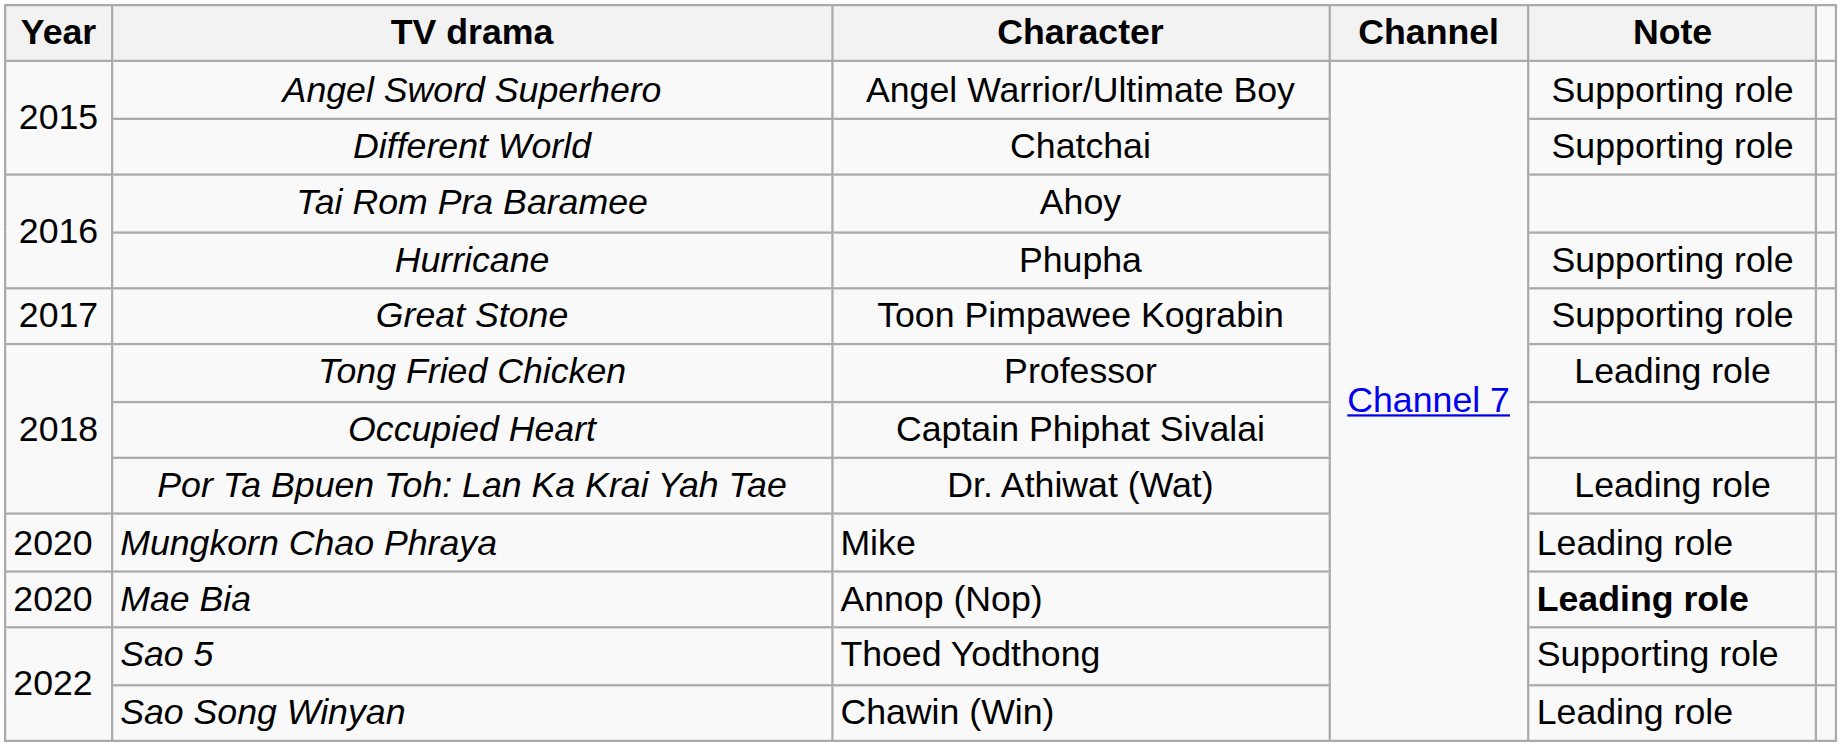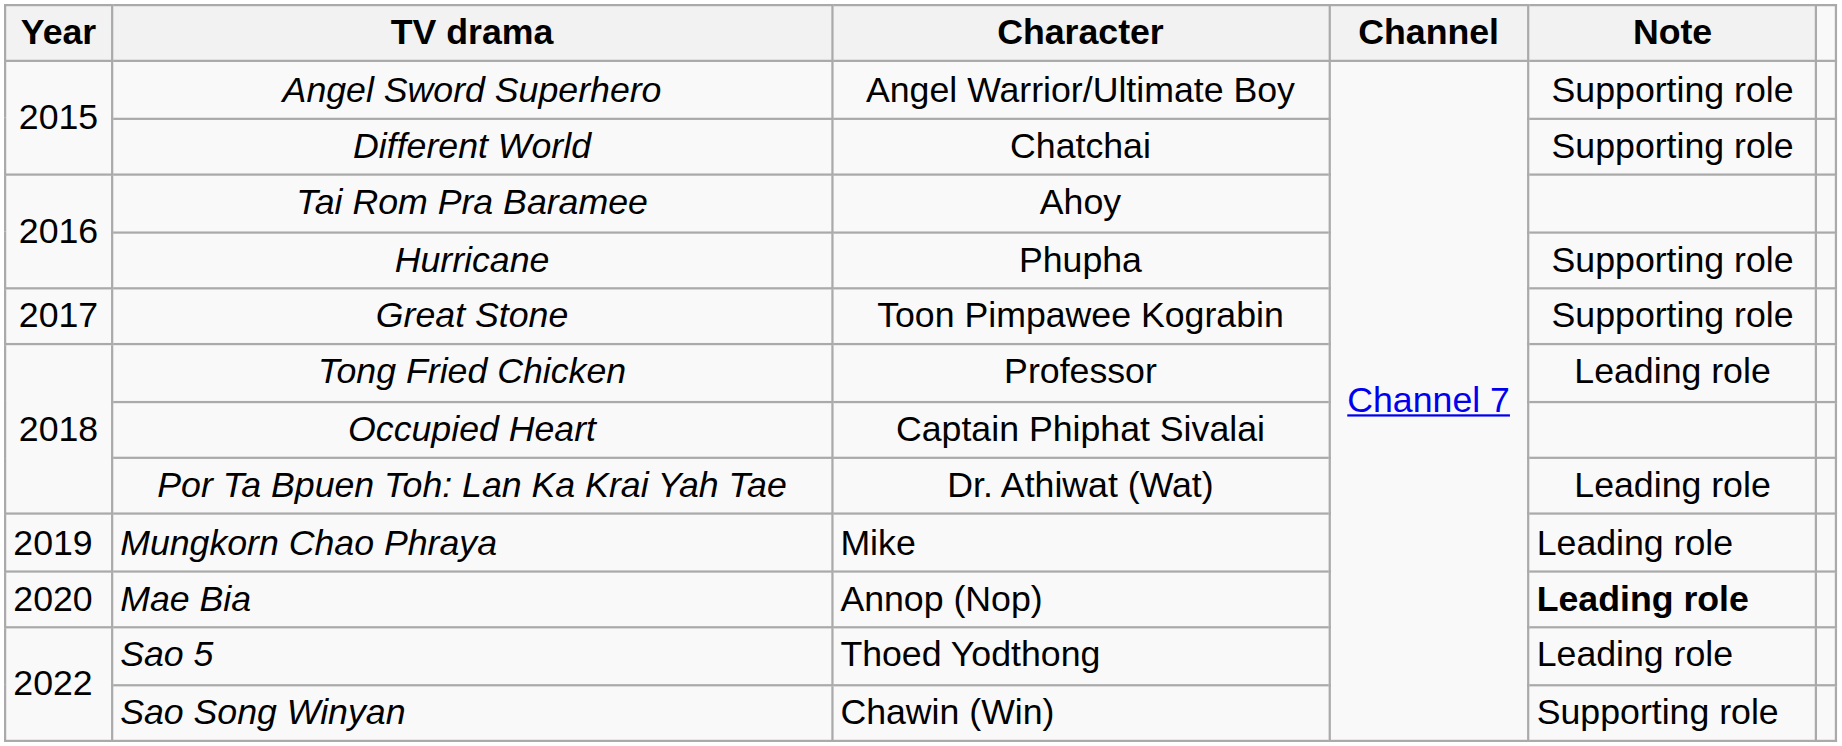(53, 542) 2020 -> (53, 542) 2019
(1658, 655) Supporting role -> (1635, 655) Leading role
(1635, 711) Leading role -> (1658, 711) Supporting role
